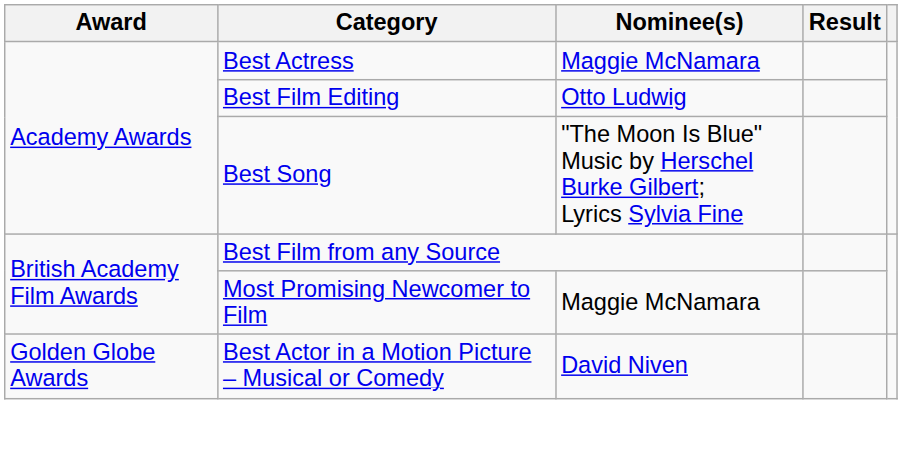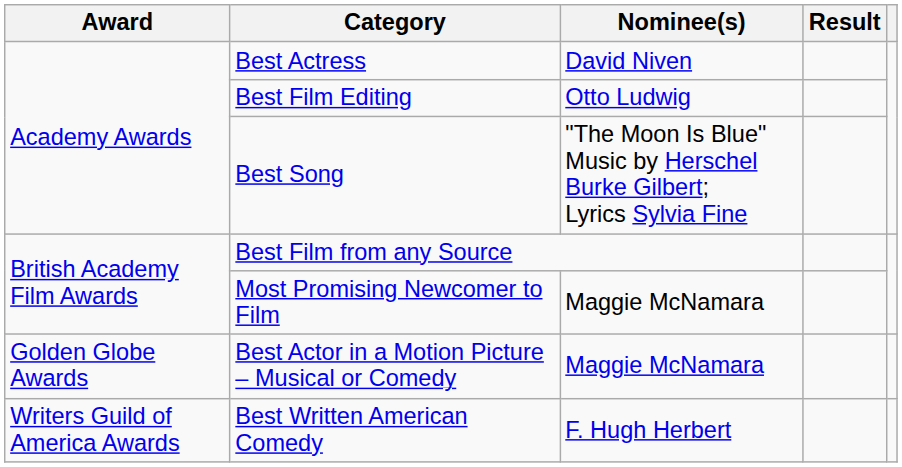(660, 60) Maggie McNamara -> (629, 60) David Niven
(625, 366) David Niven -> (665, 366) Maggie McNamara
+ row: (351, 429)
